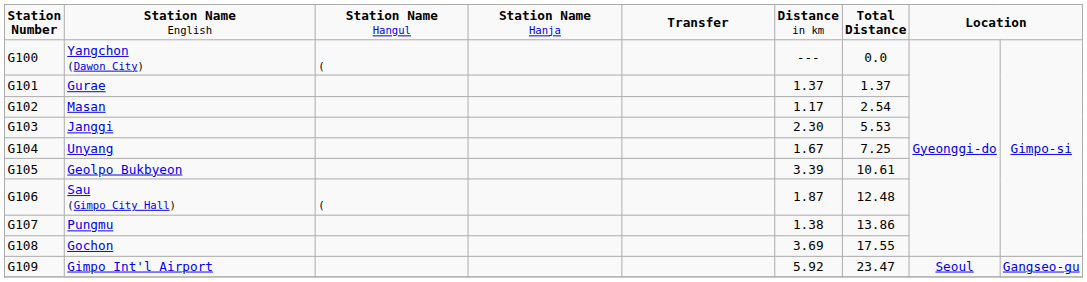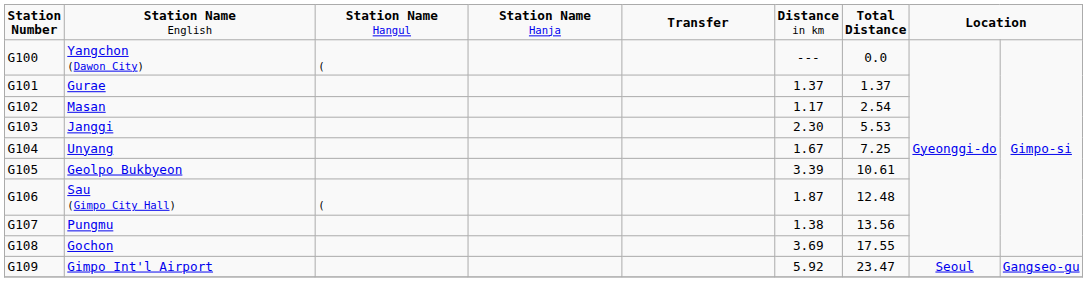(876, 225) 13.86 -> (876, 225) 13.56
